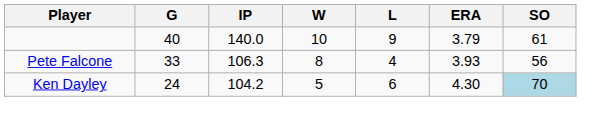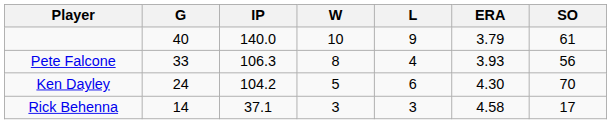(539, 84) lightblue background -> (568, 84) no background
+ row: (73, 107)
